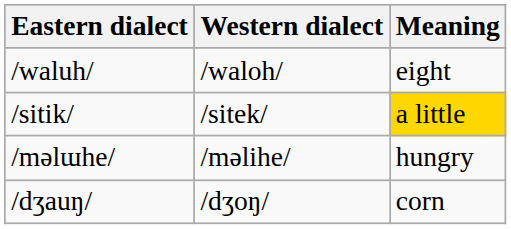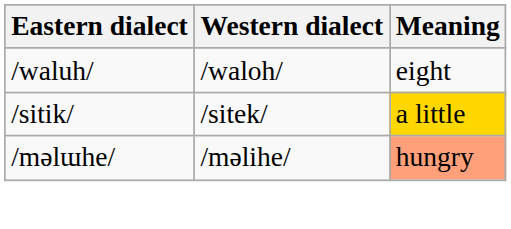(435, 157) no background -> (435, 157) lightsalmon background
- row: (52, 200)
